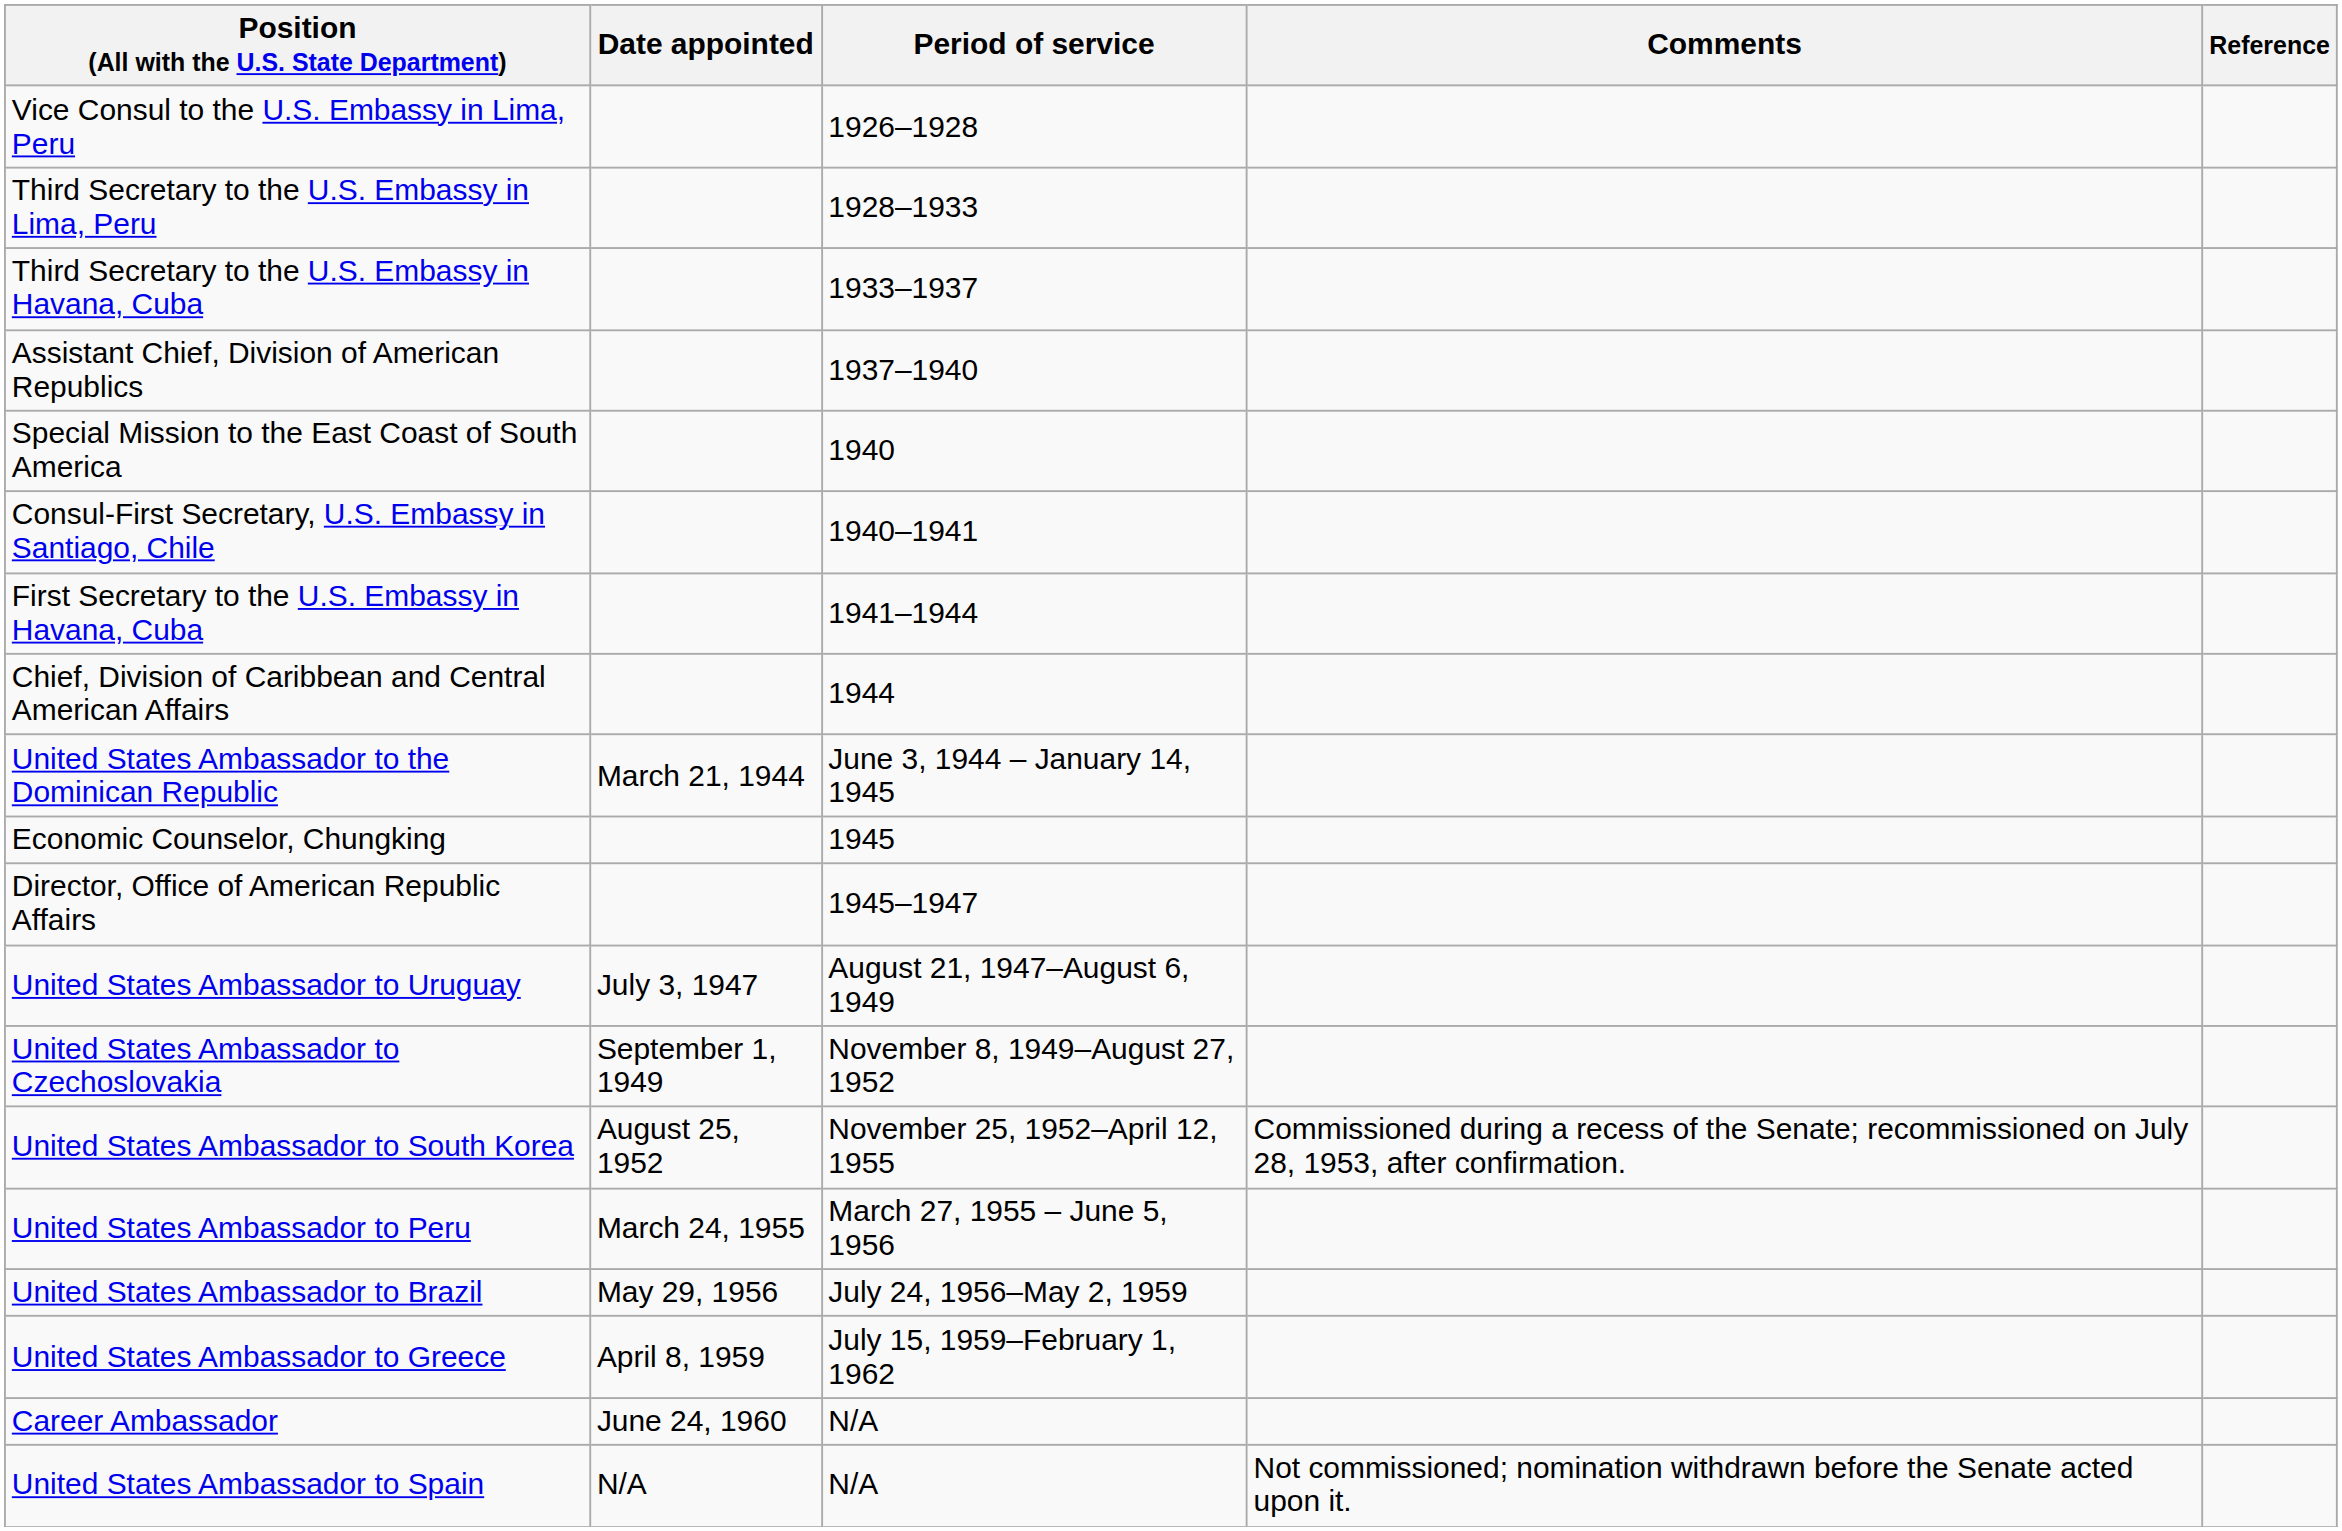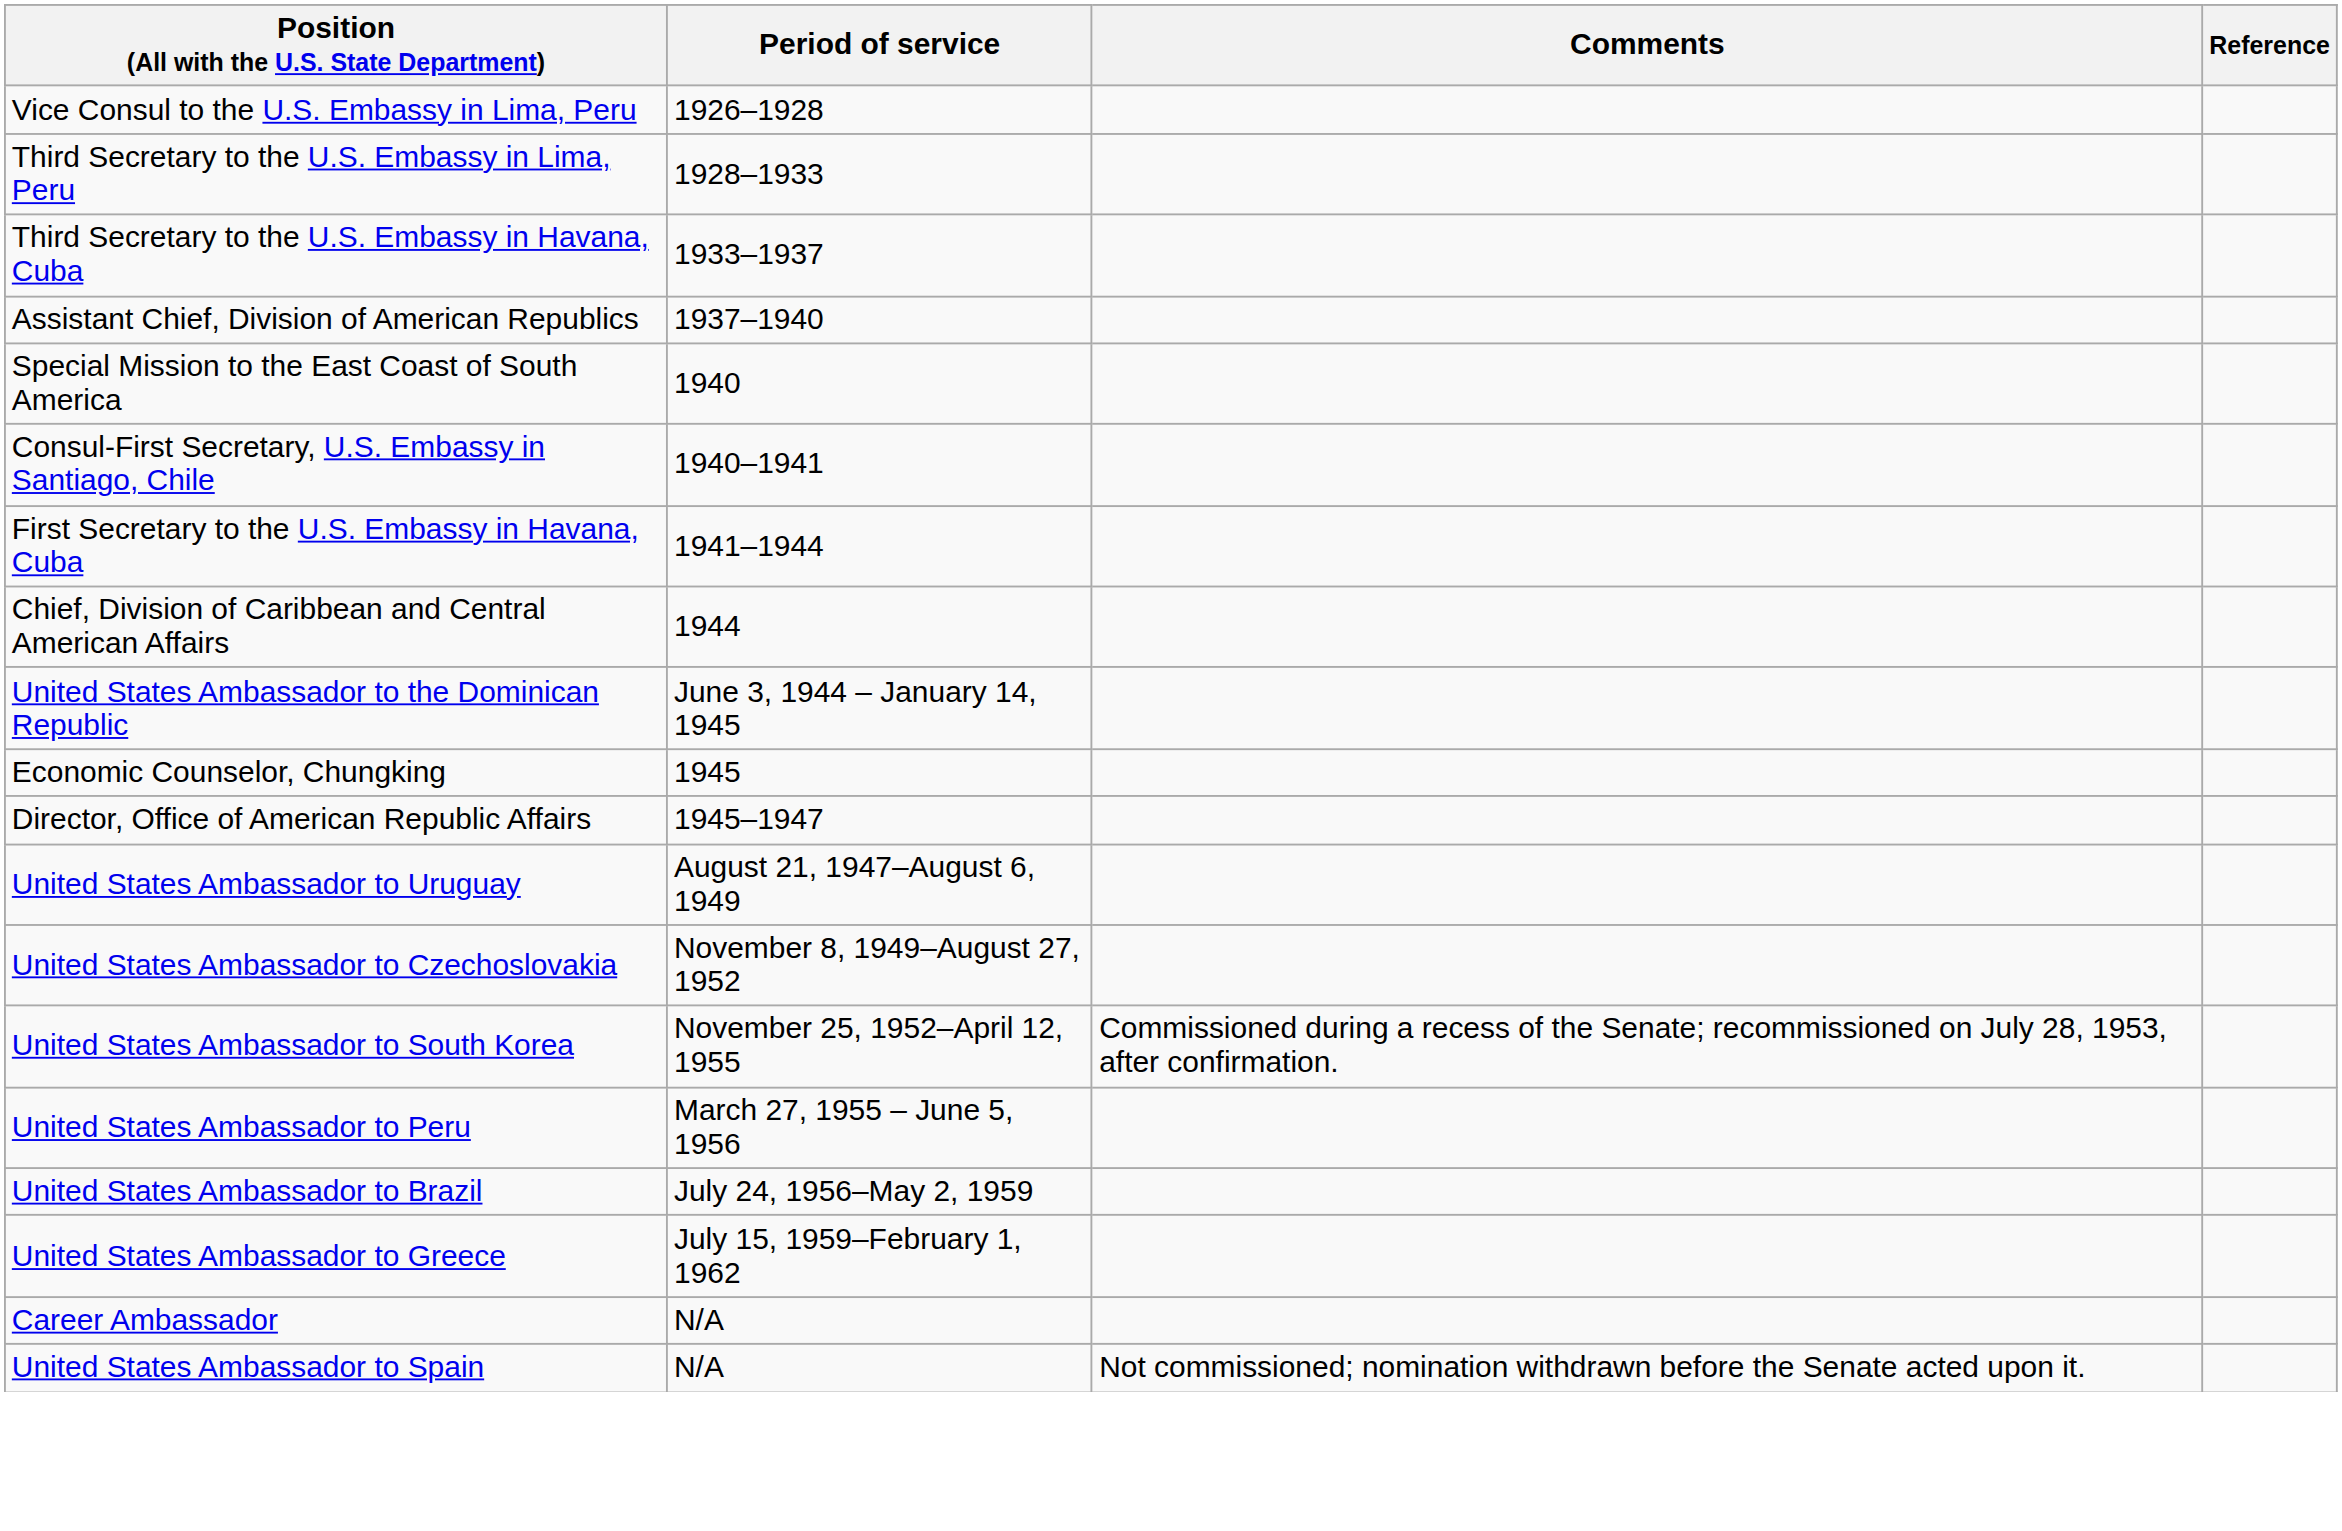- column: (706, 45)
